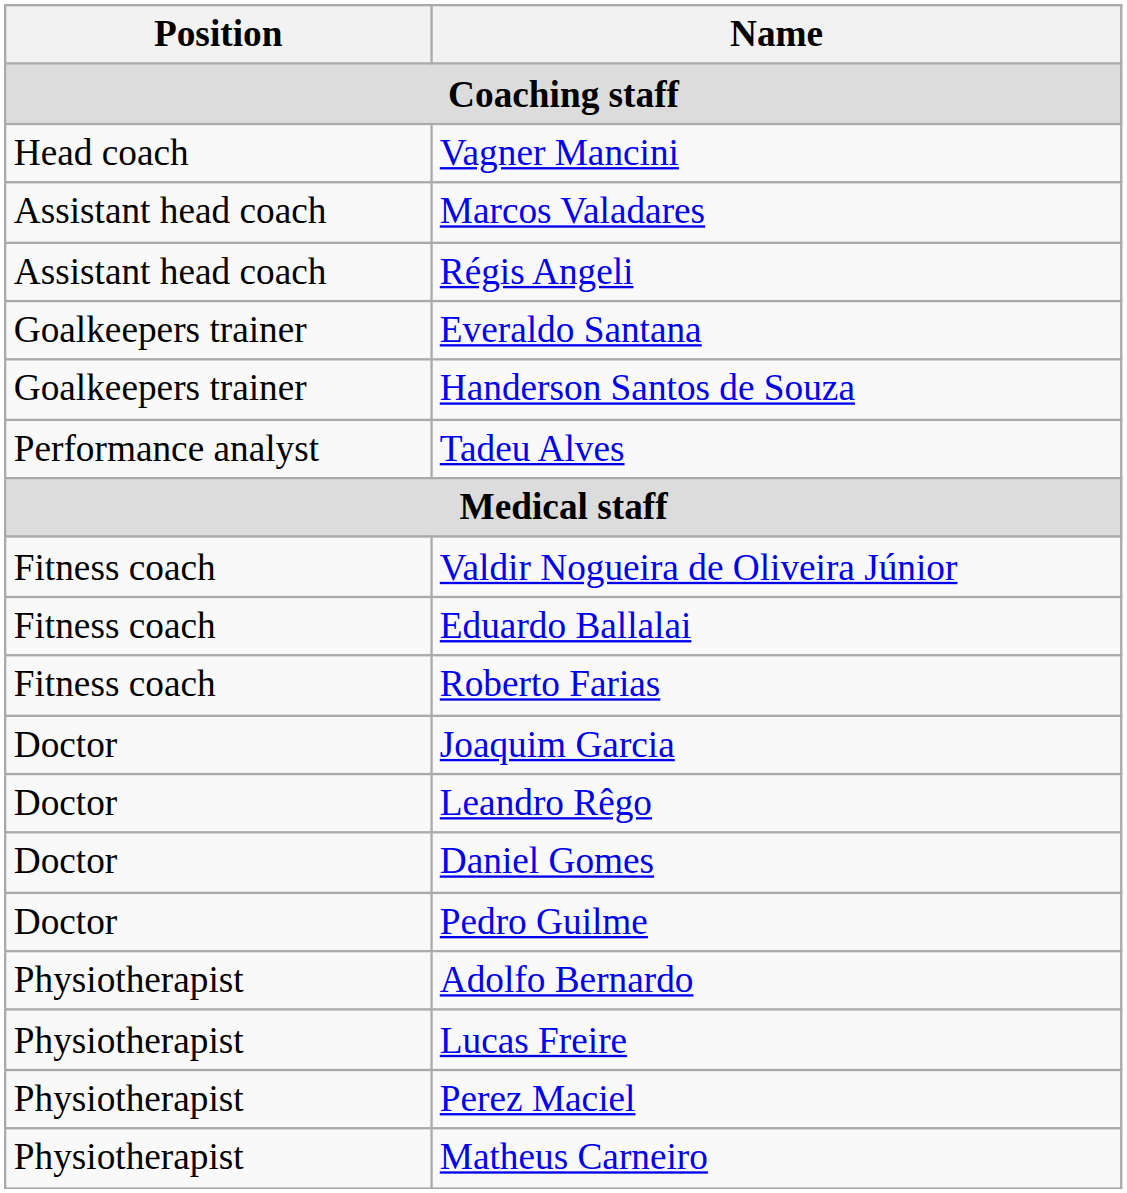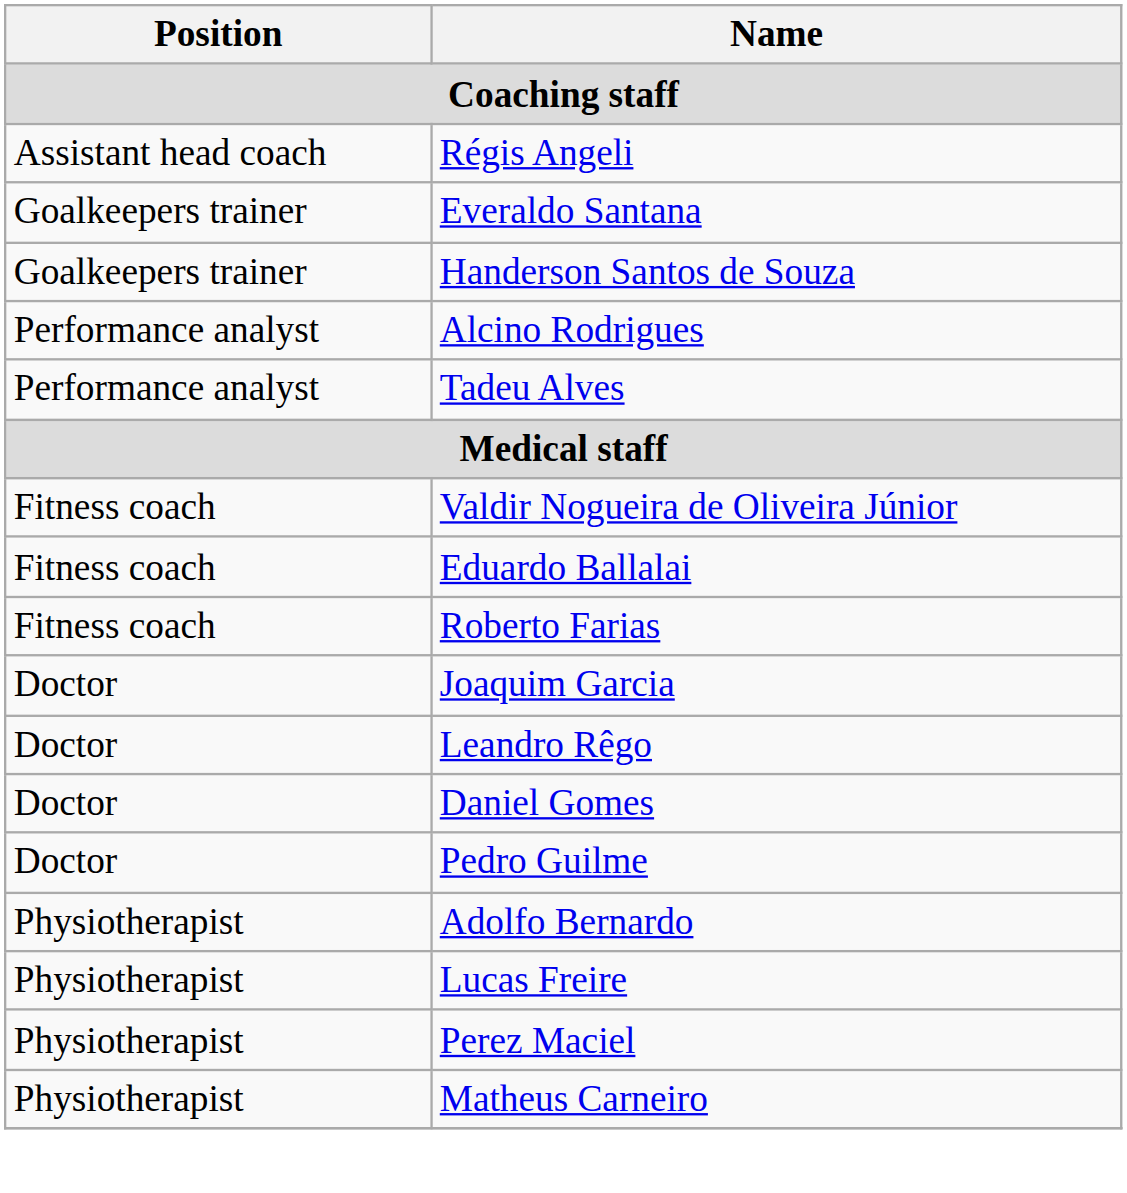- row: (559, 152)
- row: (572, 211)
+ row: (572, 329)
